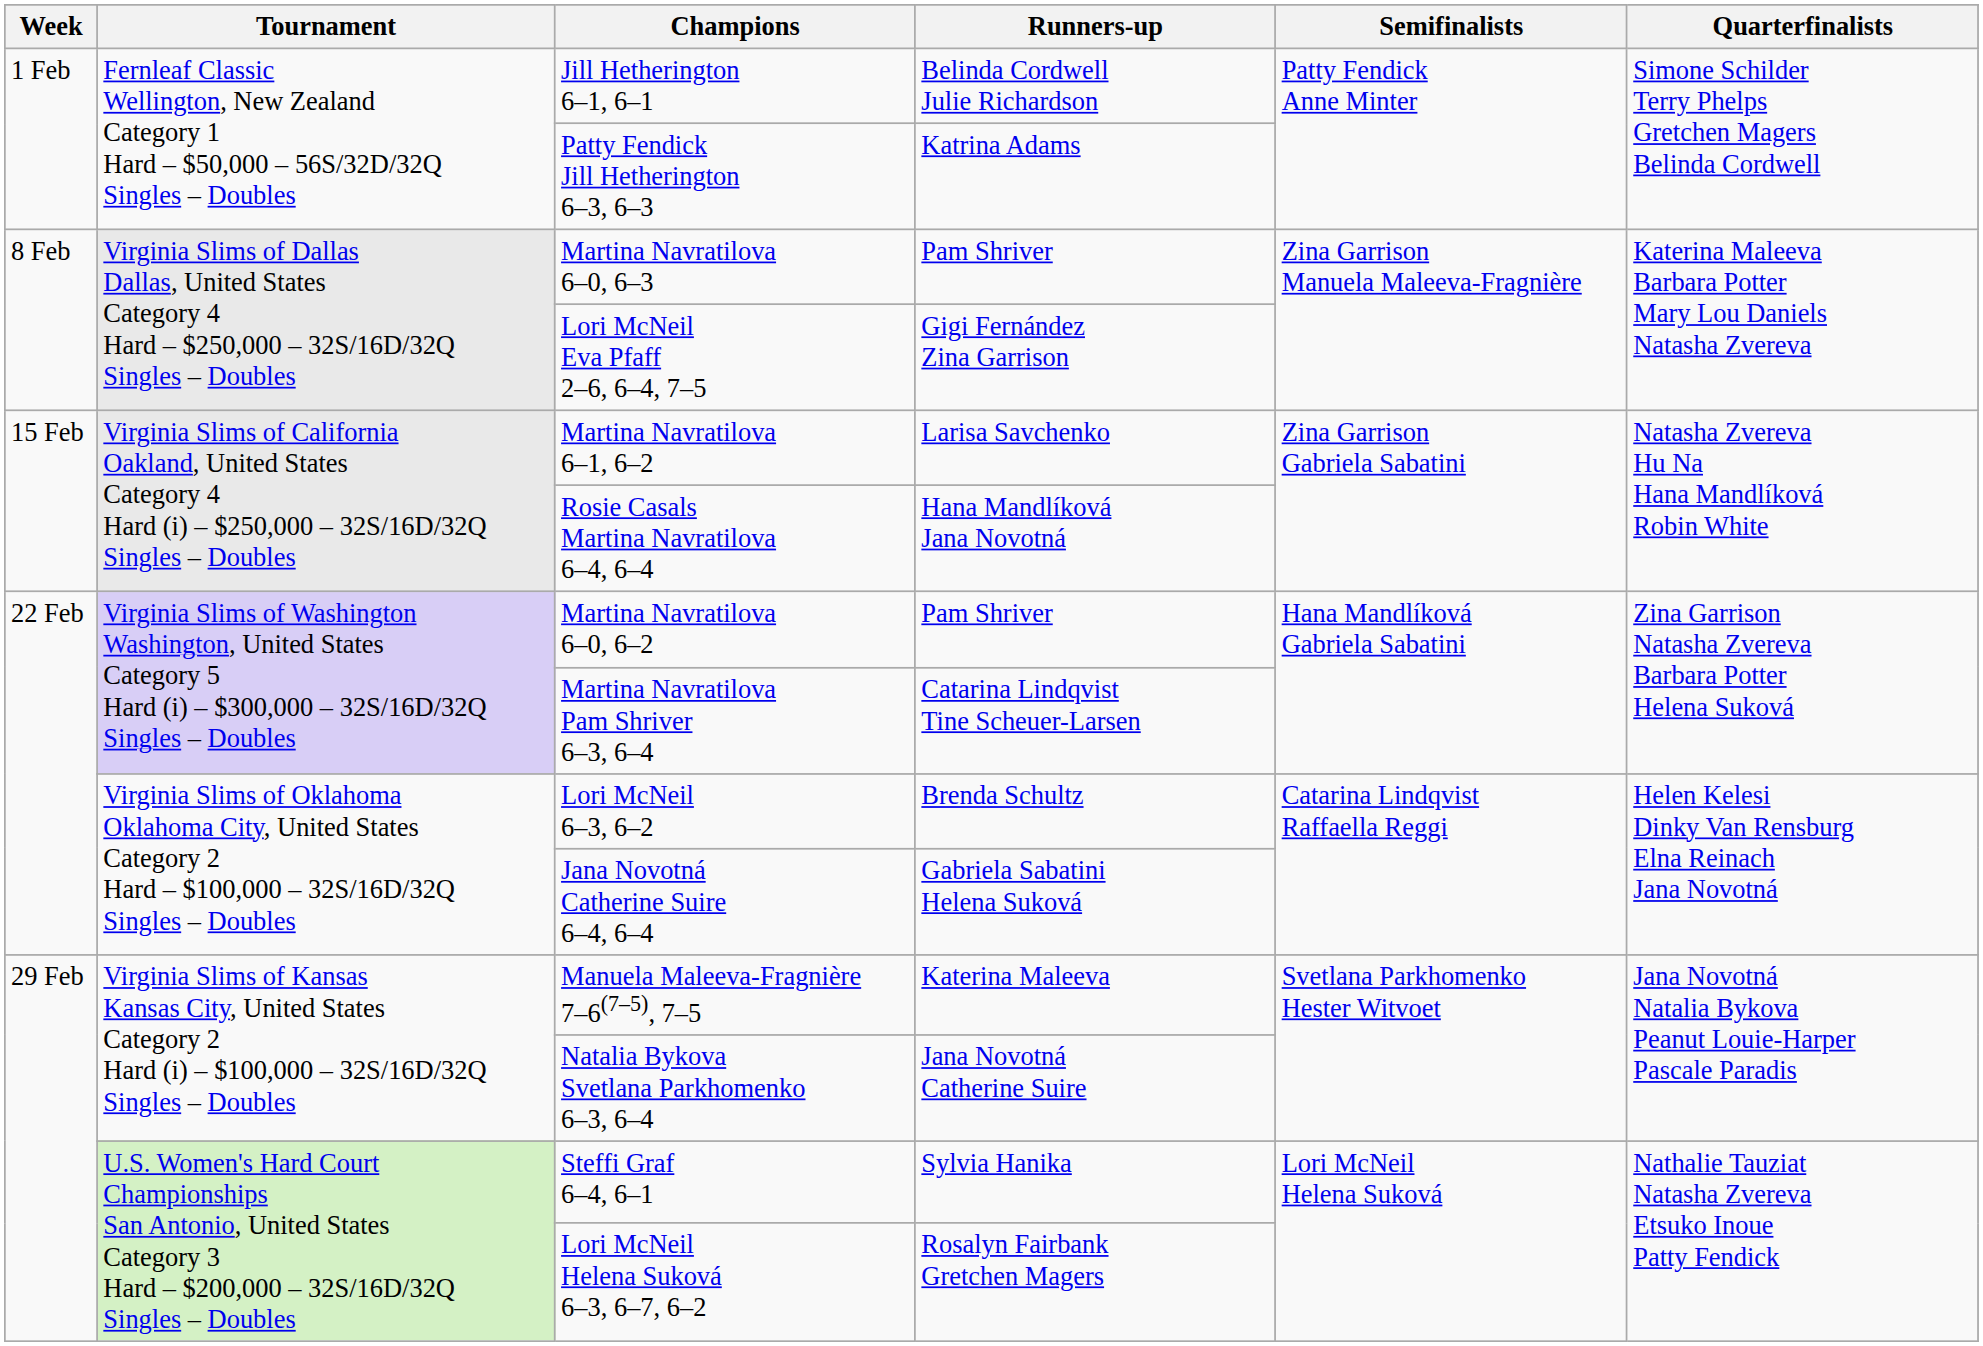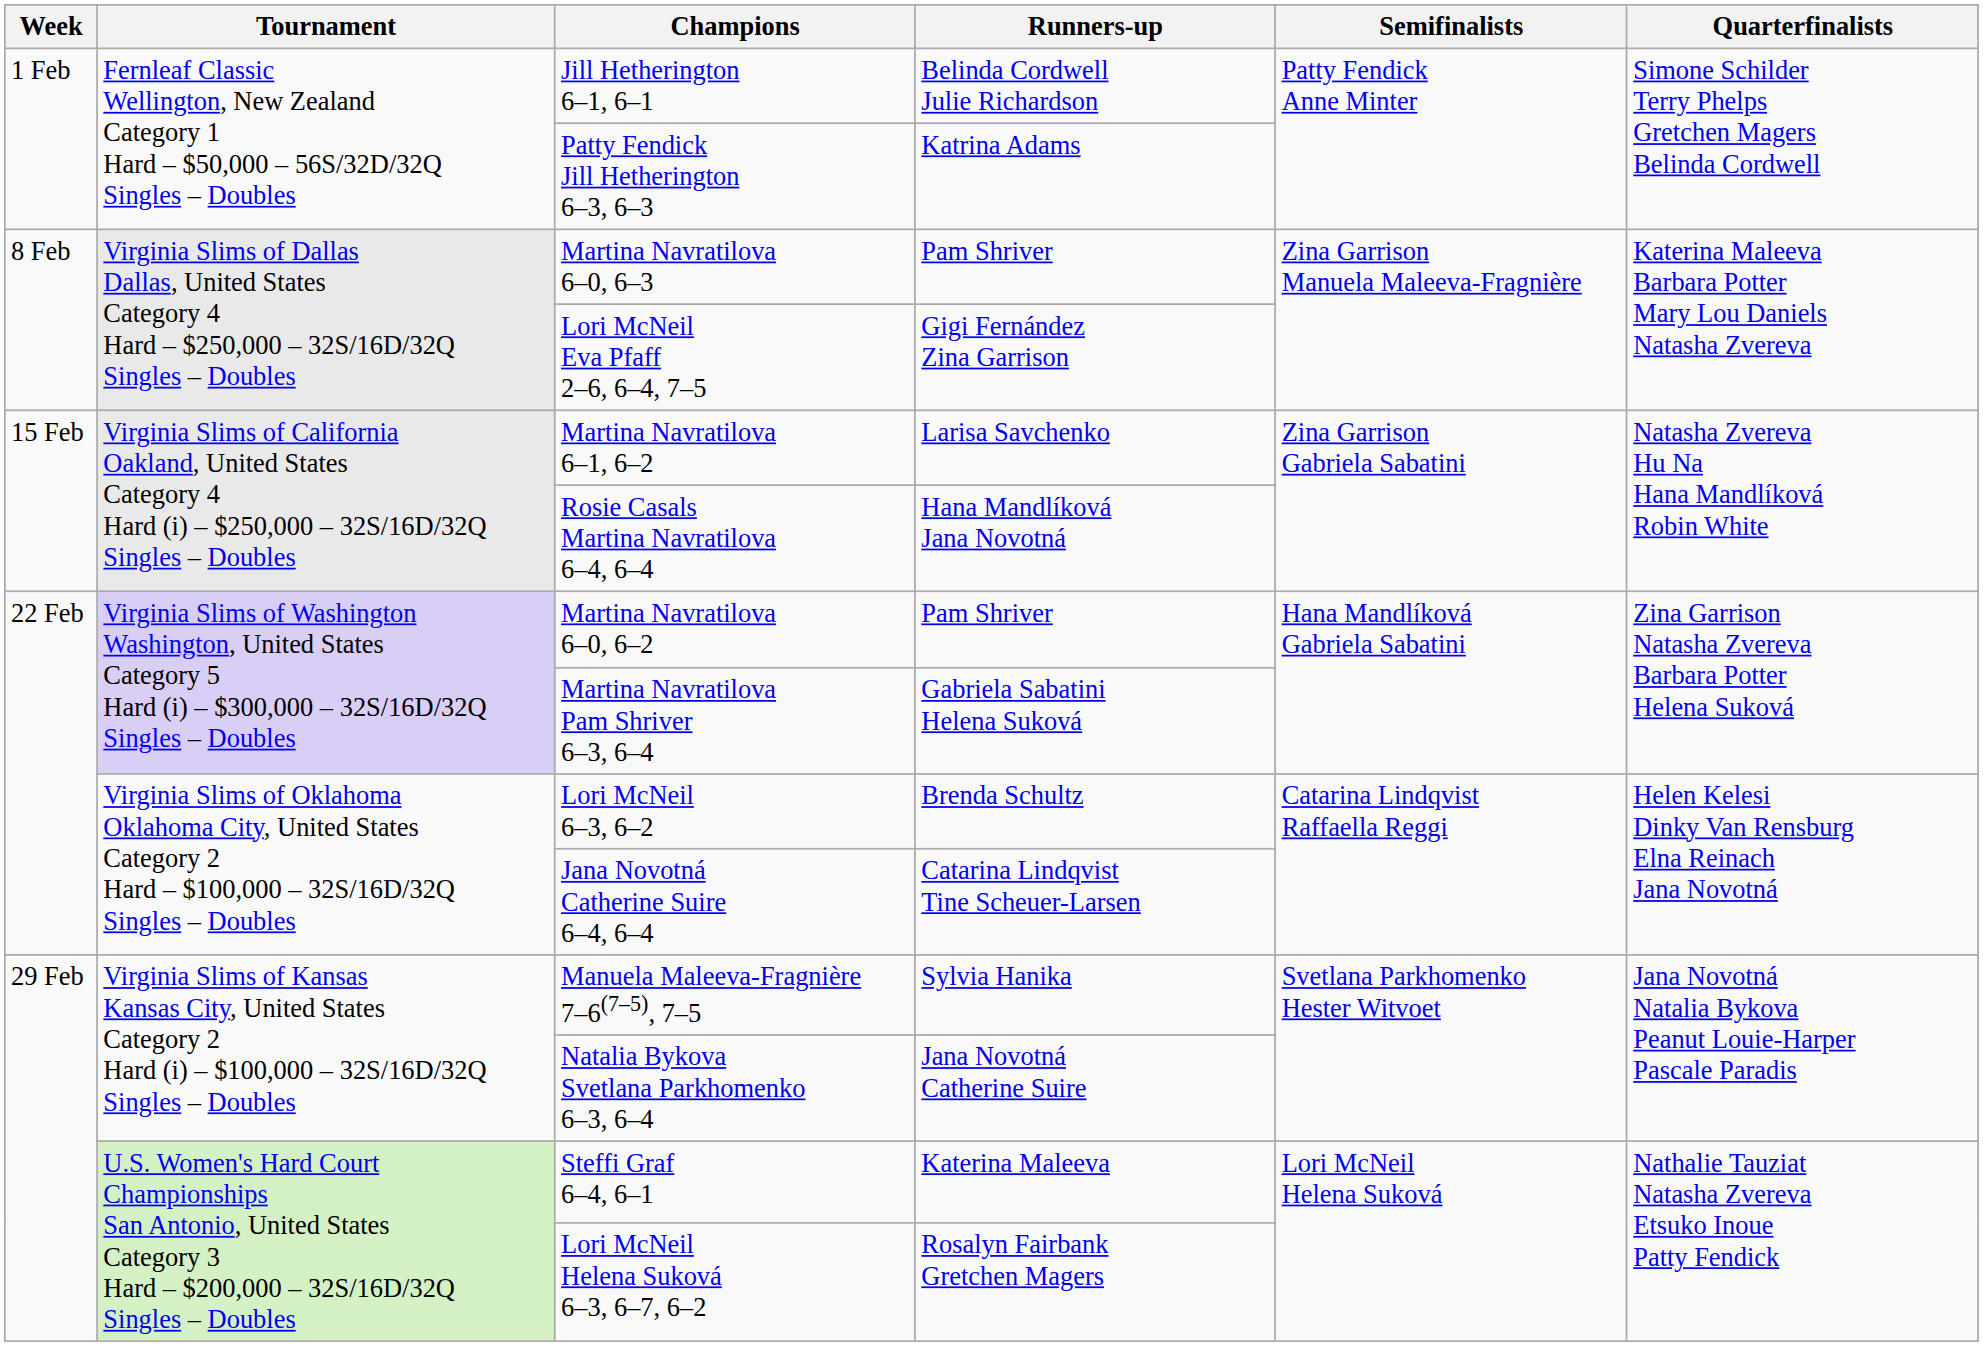(1031, 704) Catarina Lindqvist Tine Scheuer-Larsen -> (1013, 704) Gabriela Sabatini Helena Suková
(1013, 885) Gabriela Sabatini Helena Suková -> (1031, 885) Catarina Lindqvist Tine Scheuer-Larsen
(1016, 975) Katerina Maleeva -> (997, 975) Sylvia Hanika
(997, 1162) Sylvia Hanika -> (1016, 1162) Katerina Maleeva
